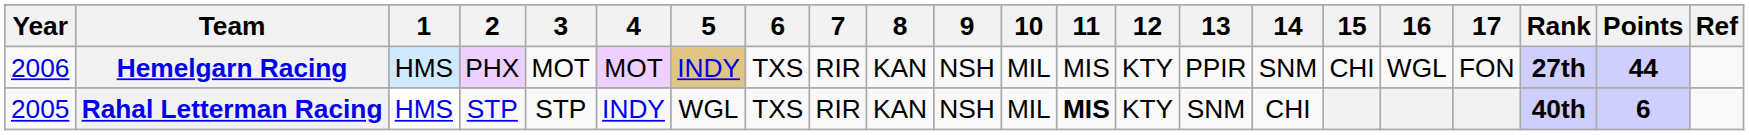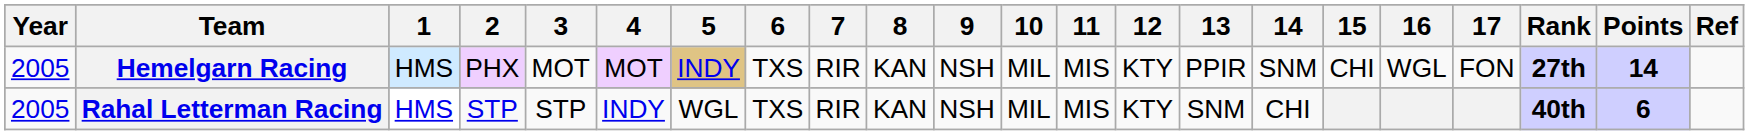(40, 67) 2006 -> (40, 67) 2005
(1643, 67) 44 -> (1643, 67) 14
(1086, 109) bold -> (1086, 109) normal
